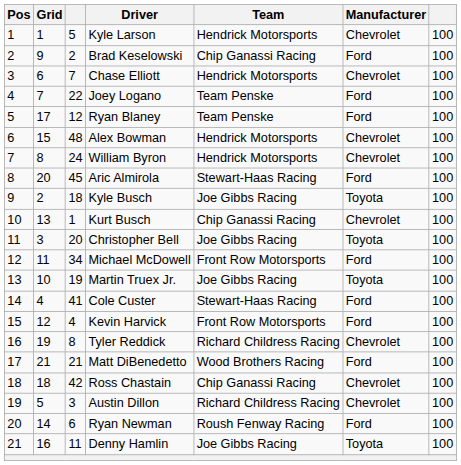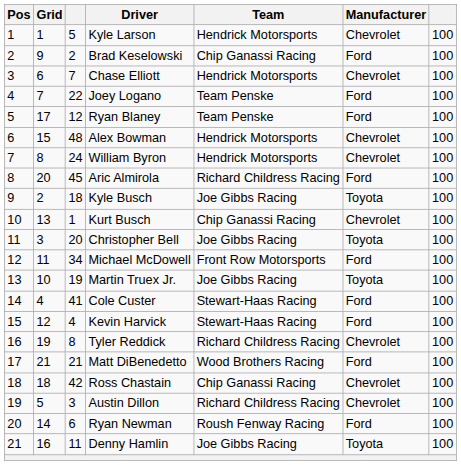(257, 178) Stewart-Haas Racing -> (268, 178) Richard Childress Racing
(261, 321) Front Row Motorsports -> (257, 321) Stewart-Haas Racing
